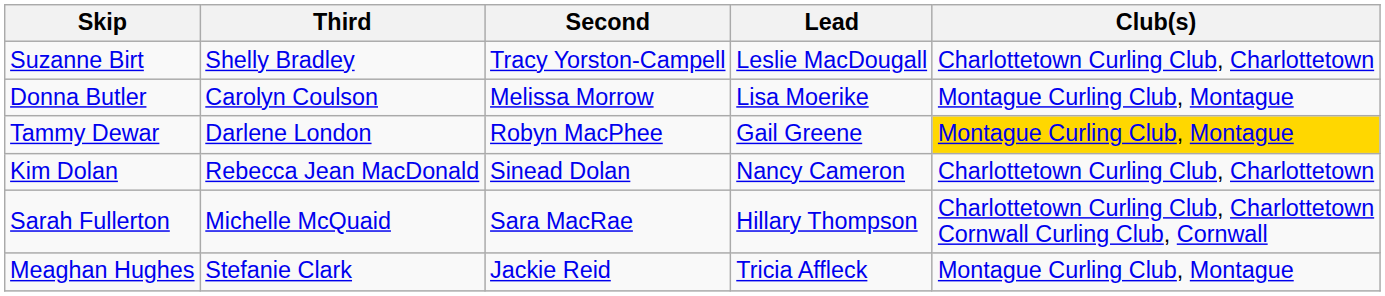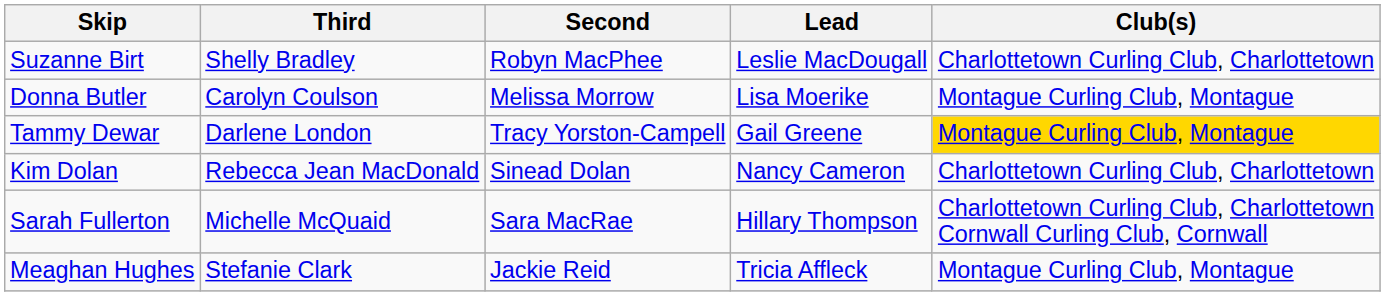(608, 60) Tracy Yorston-Campell -> (576, 60) Robyn MacPhee
(576, 134) Robyn MacPhee -> (608, 134) Tracy Yorston-Campell
